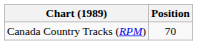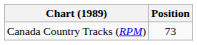(170, 31) 70 -> (170, 31) 73
